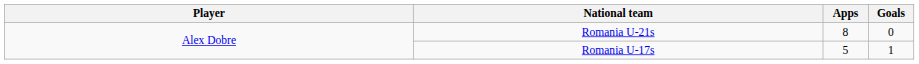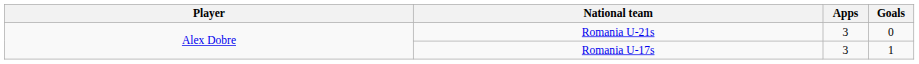(846, 31) 8 -> (846, 31) 3
(846, 50) 5 -> (846, 50) 3
